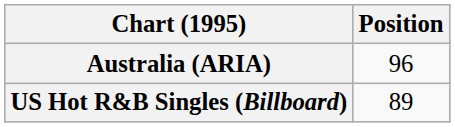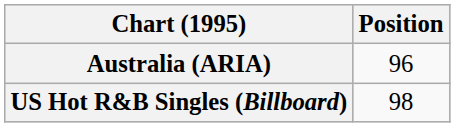(401, 102) 89 -> (401, 102) 98
